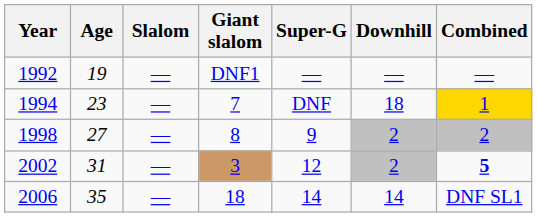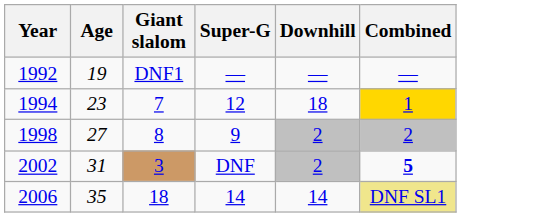- column: (160, 30)
(312, 103) DNF -> (235, 103) 12
(312, 165) 12 -> (235, 165) DNF
(484, 196) no background -> (408, 196) khaki background
